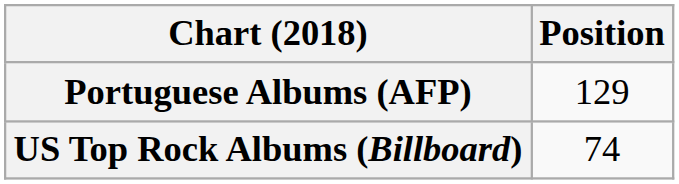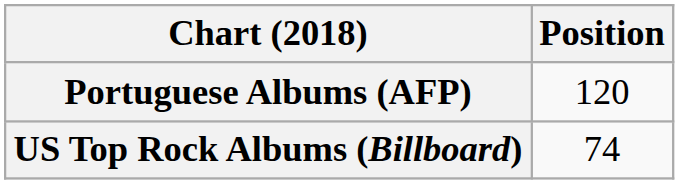(602, 91) 129 -> (602, 91) 120
